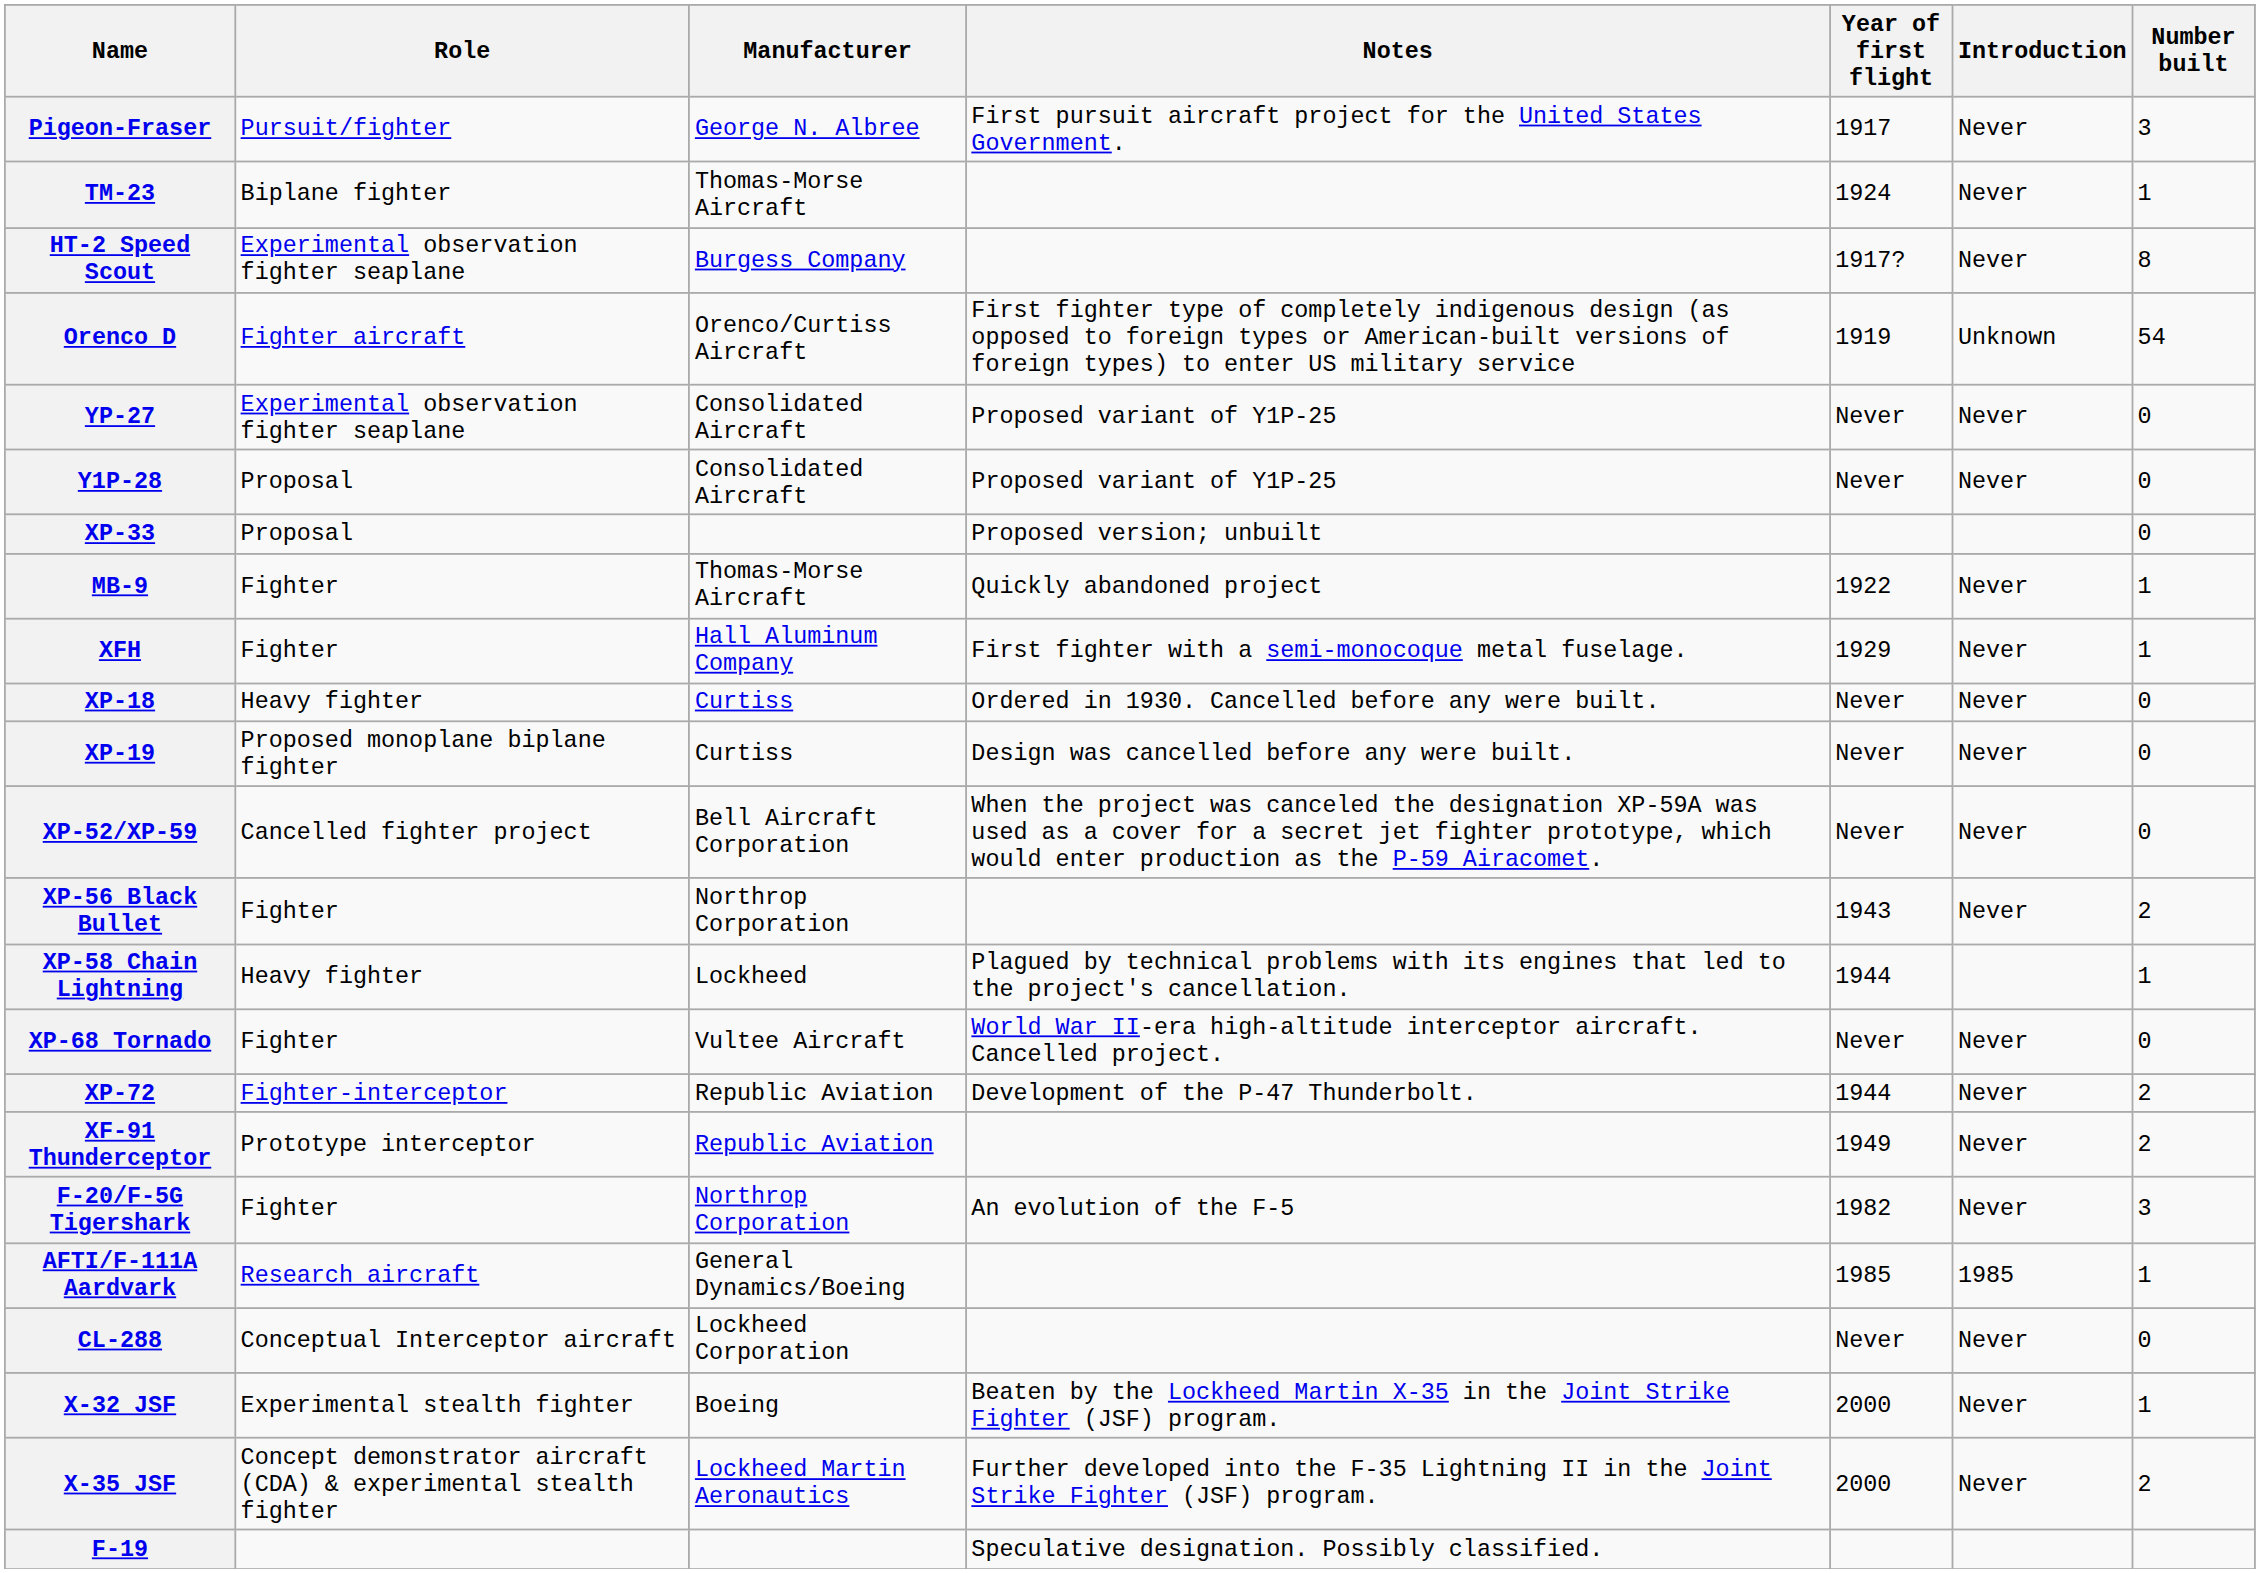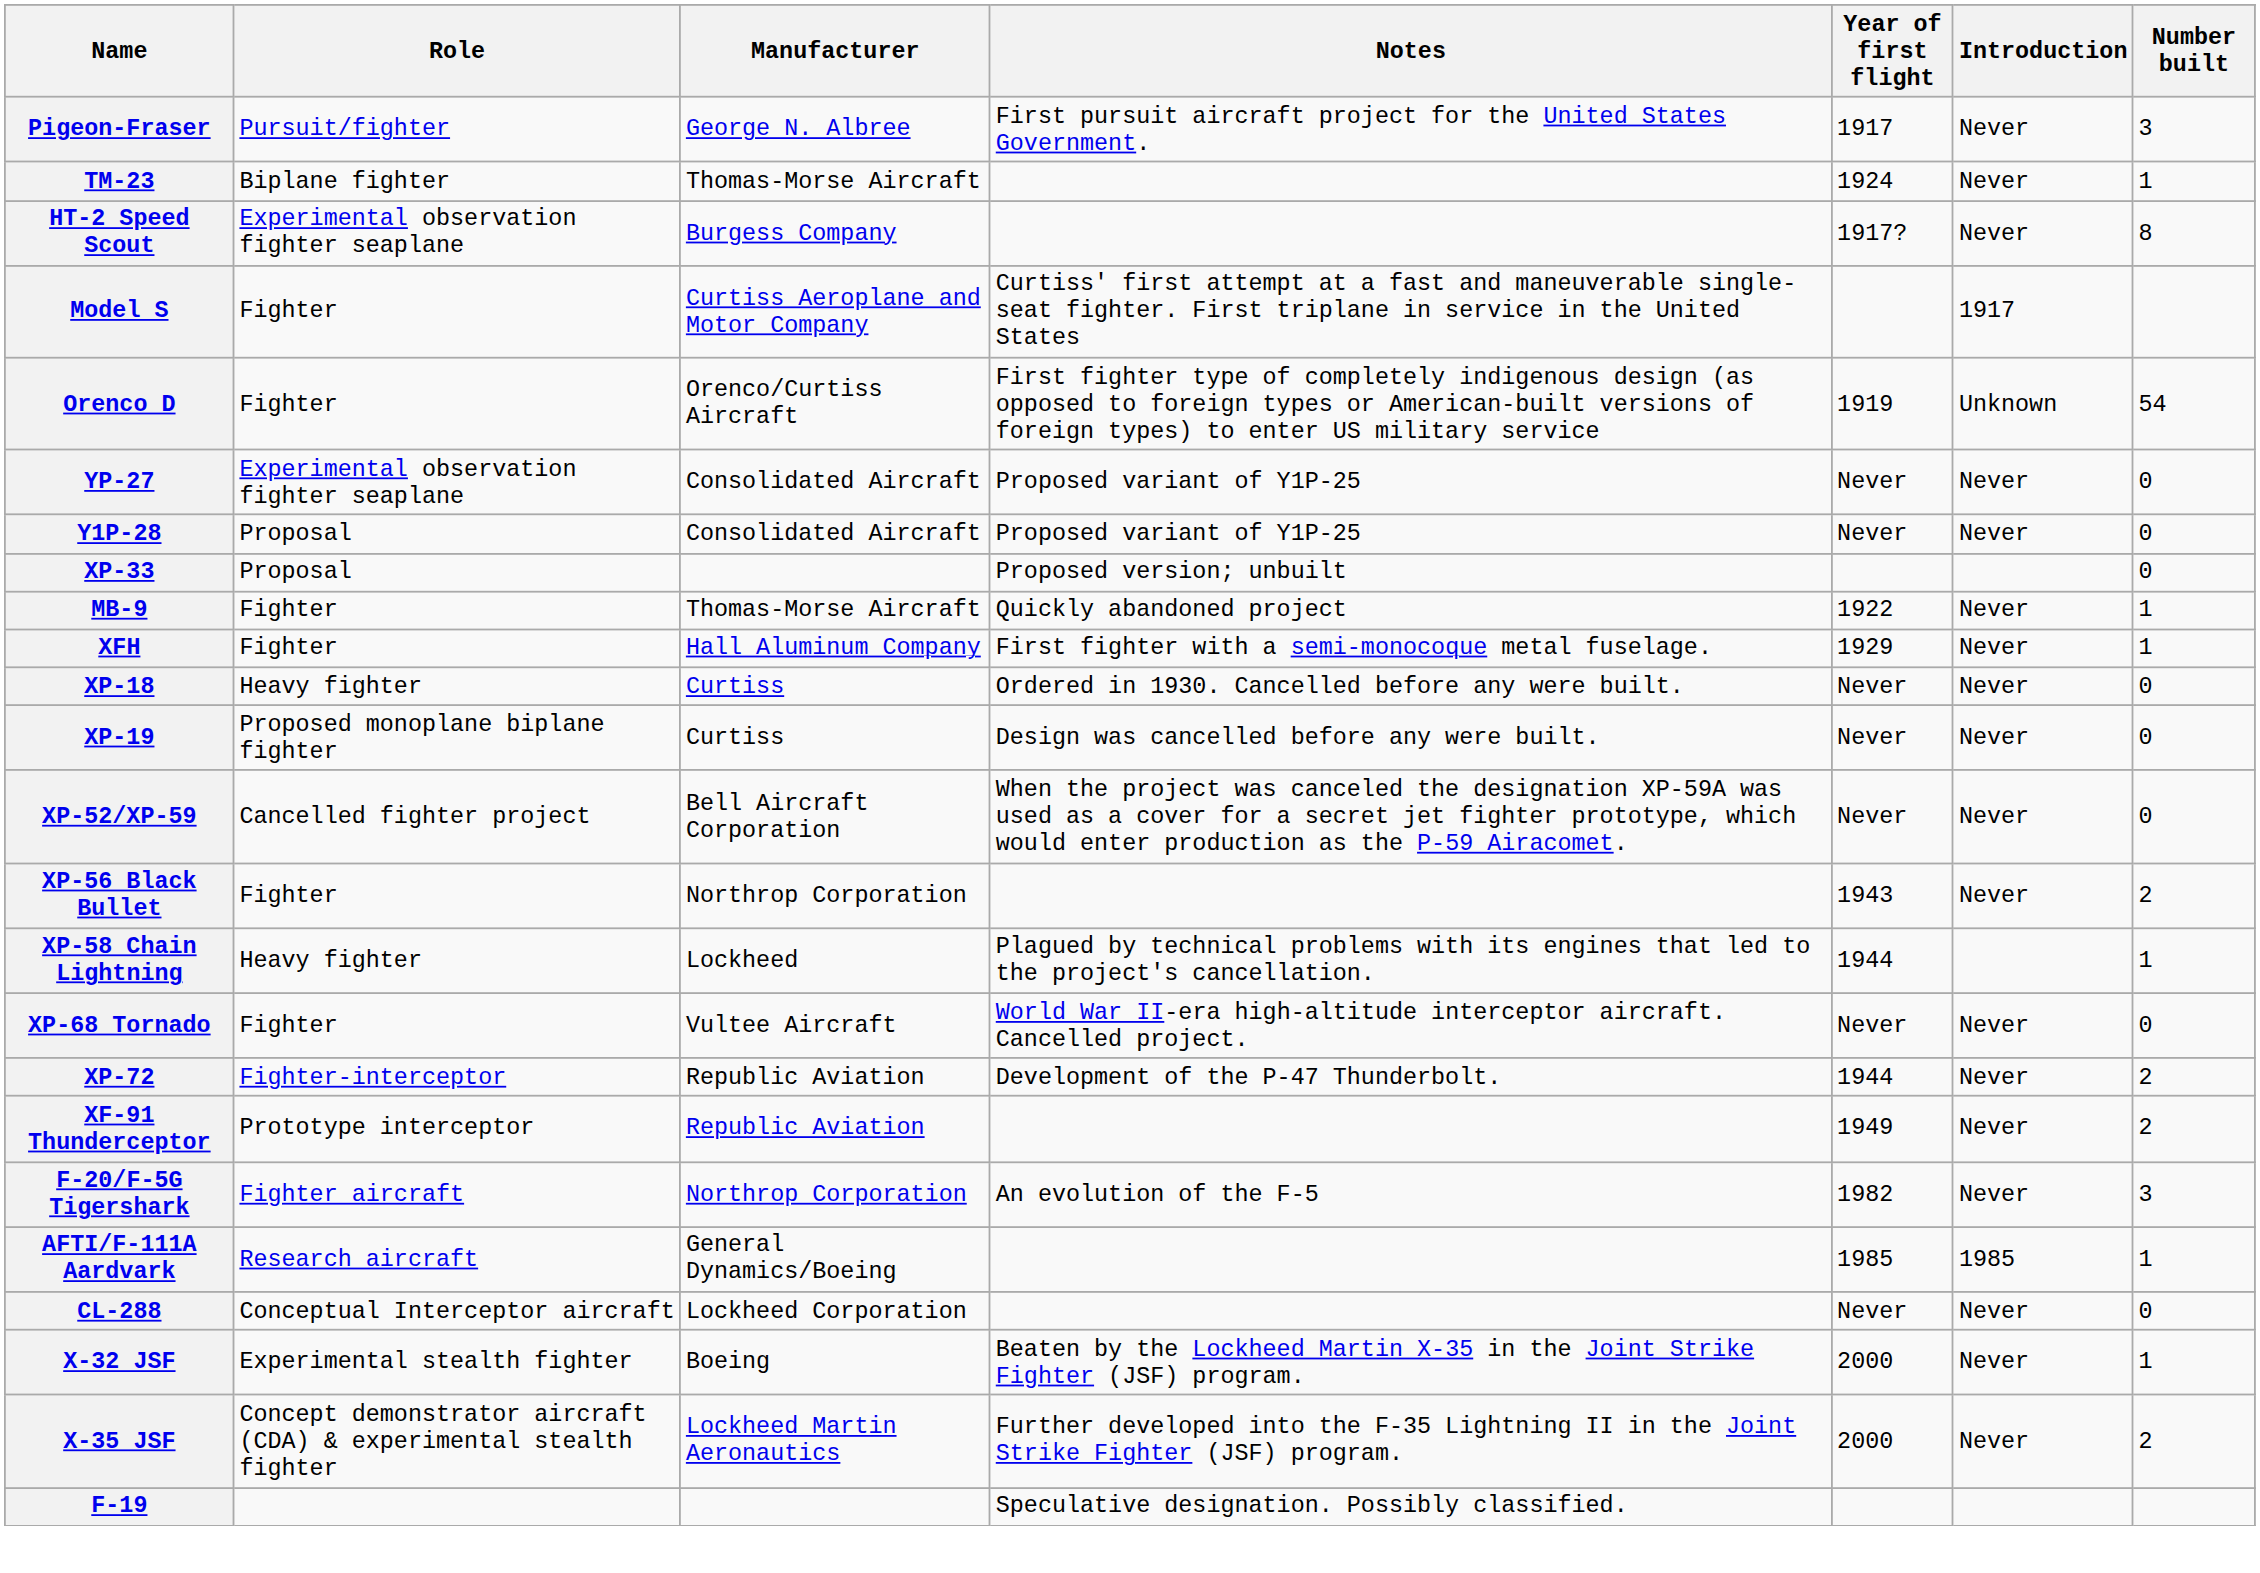+ row: (119, 312)
(353, 339) Fighter aircraft -> (289, 404) Fighter
(290, 1210) Fighter -> (352, 1194) Fighter aircraft
